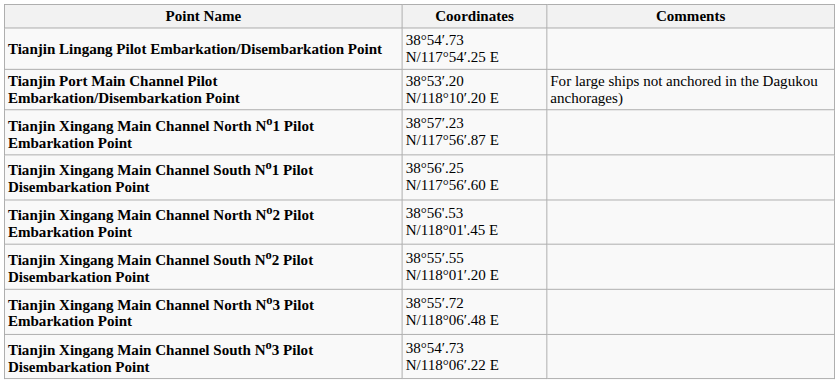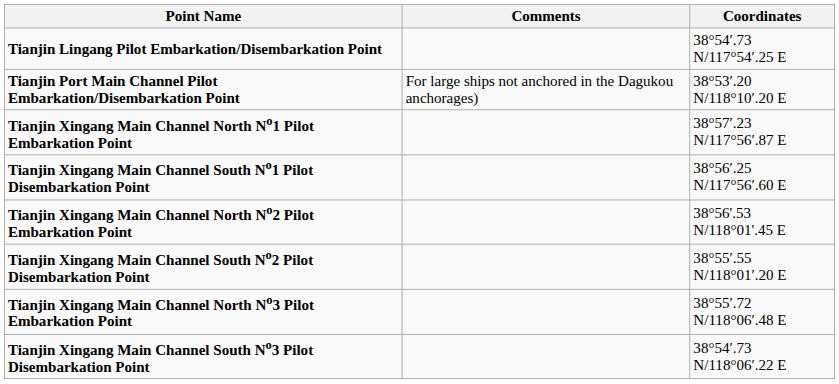columns swapped: (474, 16) <-> (691, 16)
